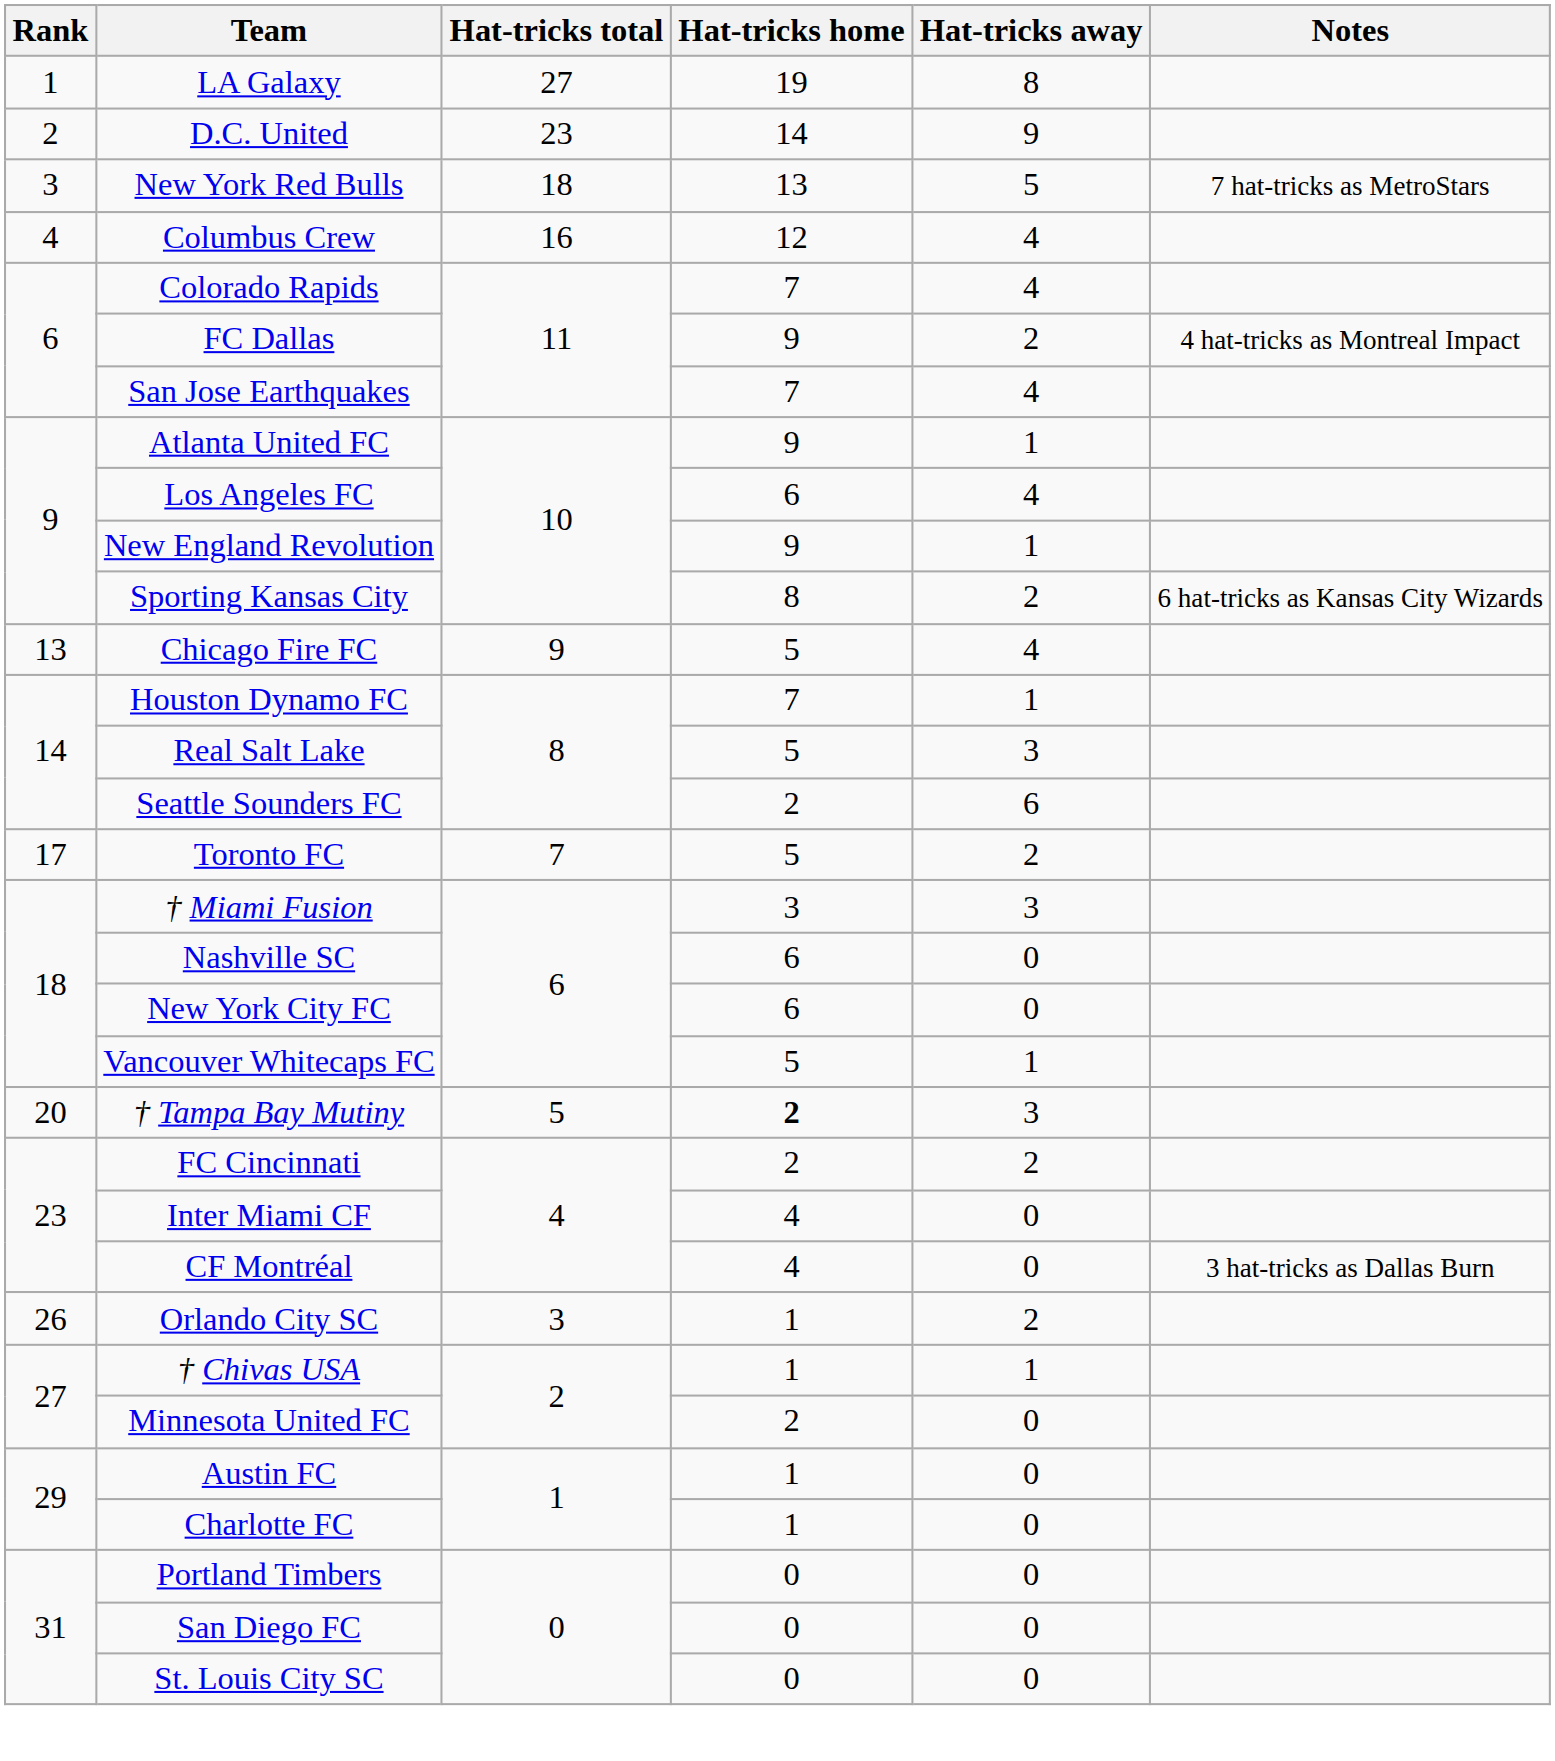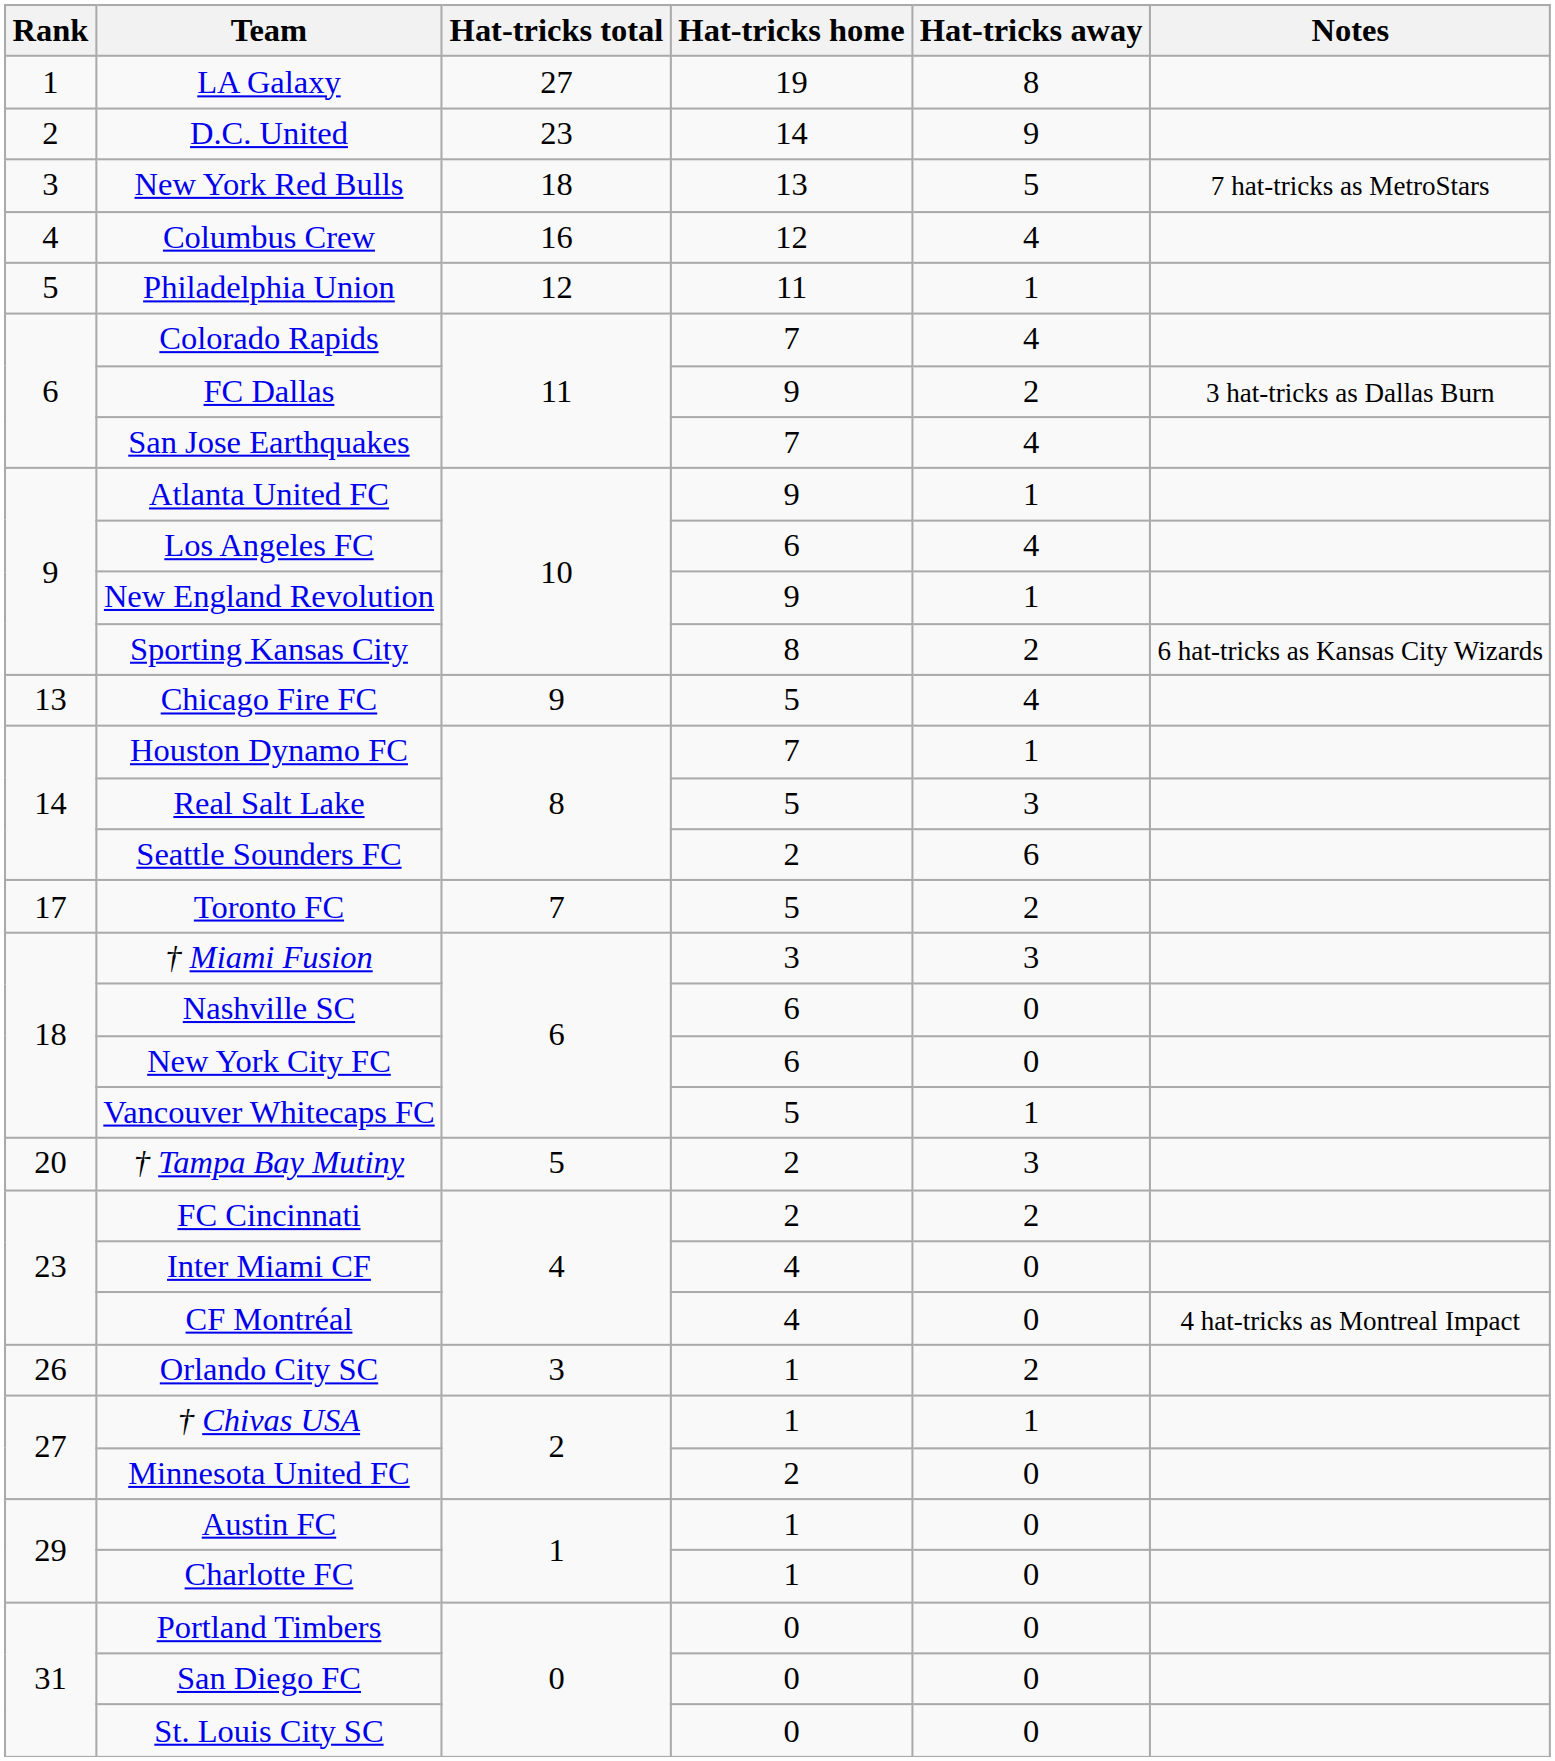+ row: (269, 287)
(1350, 341) 4 hat-tricks as Montreal Impact -> (1350, 392) 3 hat-tricks as Dallas Burn
(792, 1111) bold -> (792, 1163) normal
(1350, 1268) 3 hat-tricks as Dallas Burn -> (1350, 1320) 4 hat-tricks as Montreal Impact
